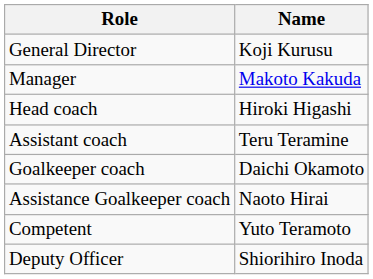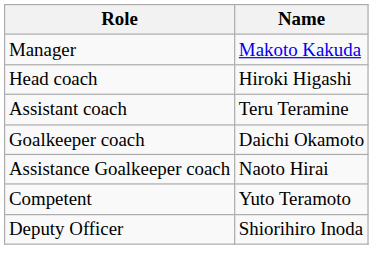- row: (73, 49)
